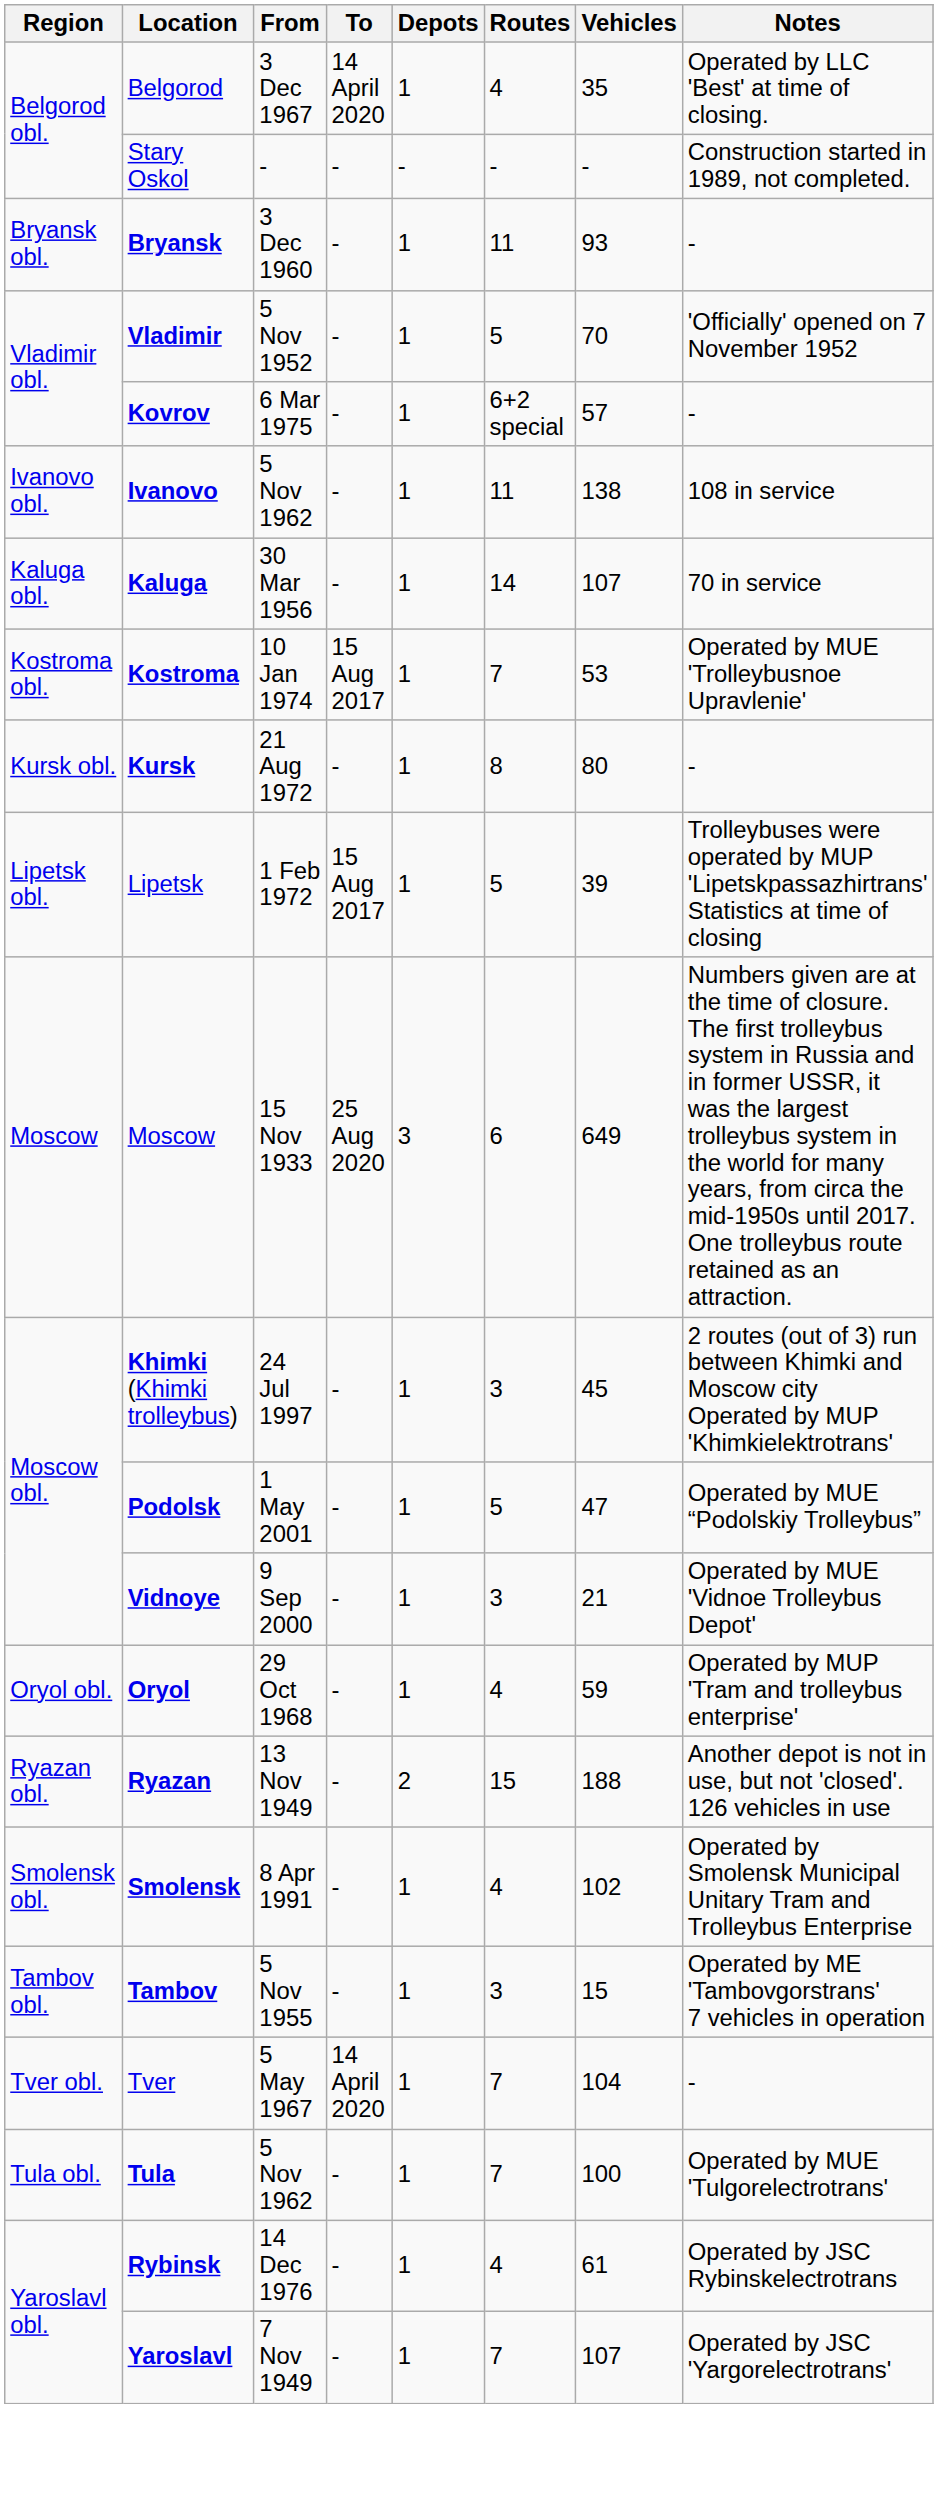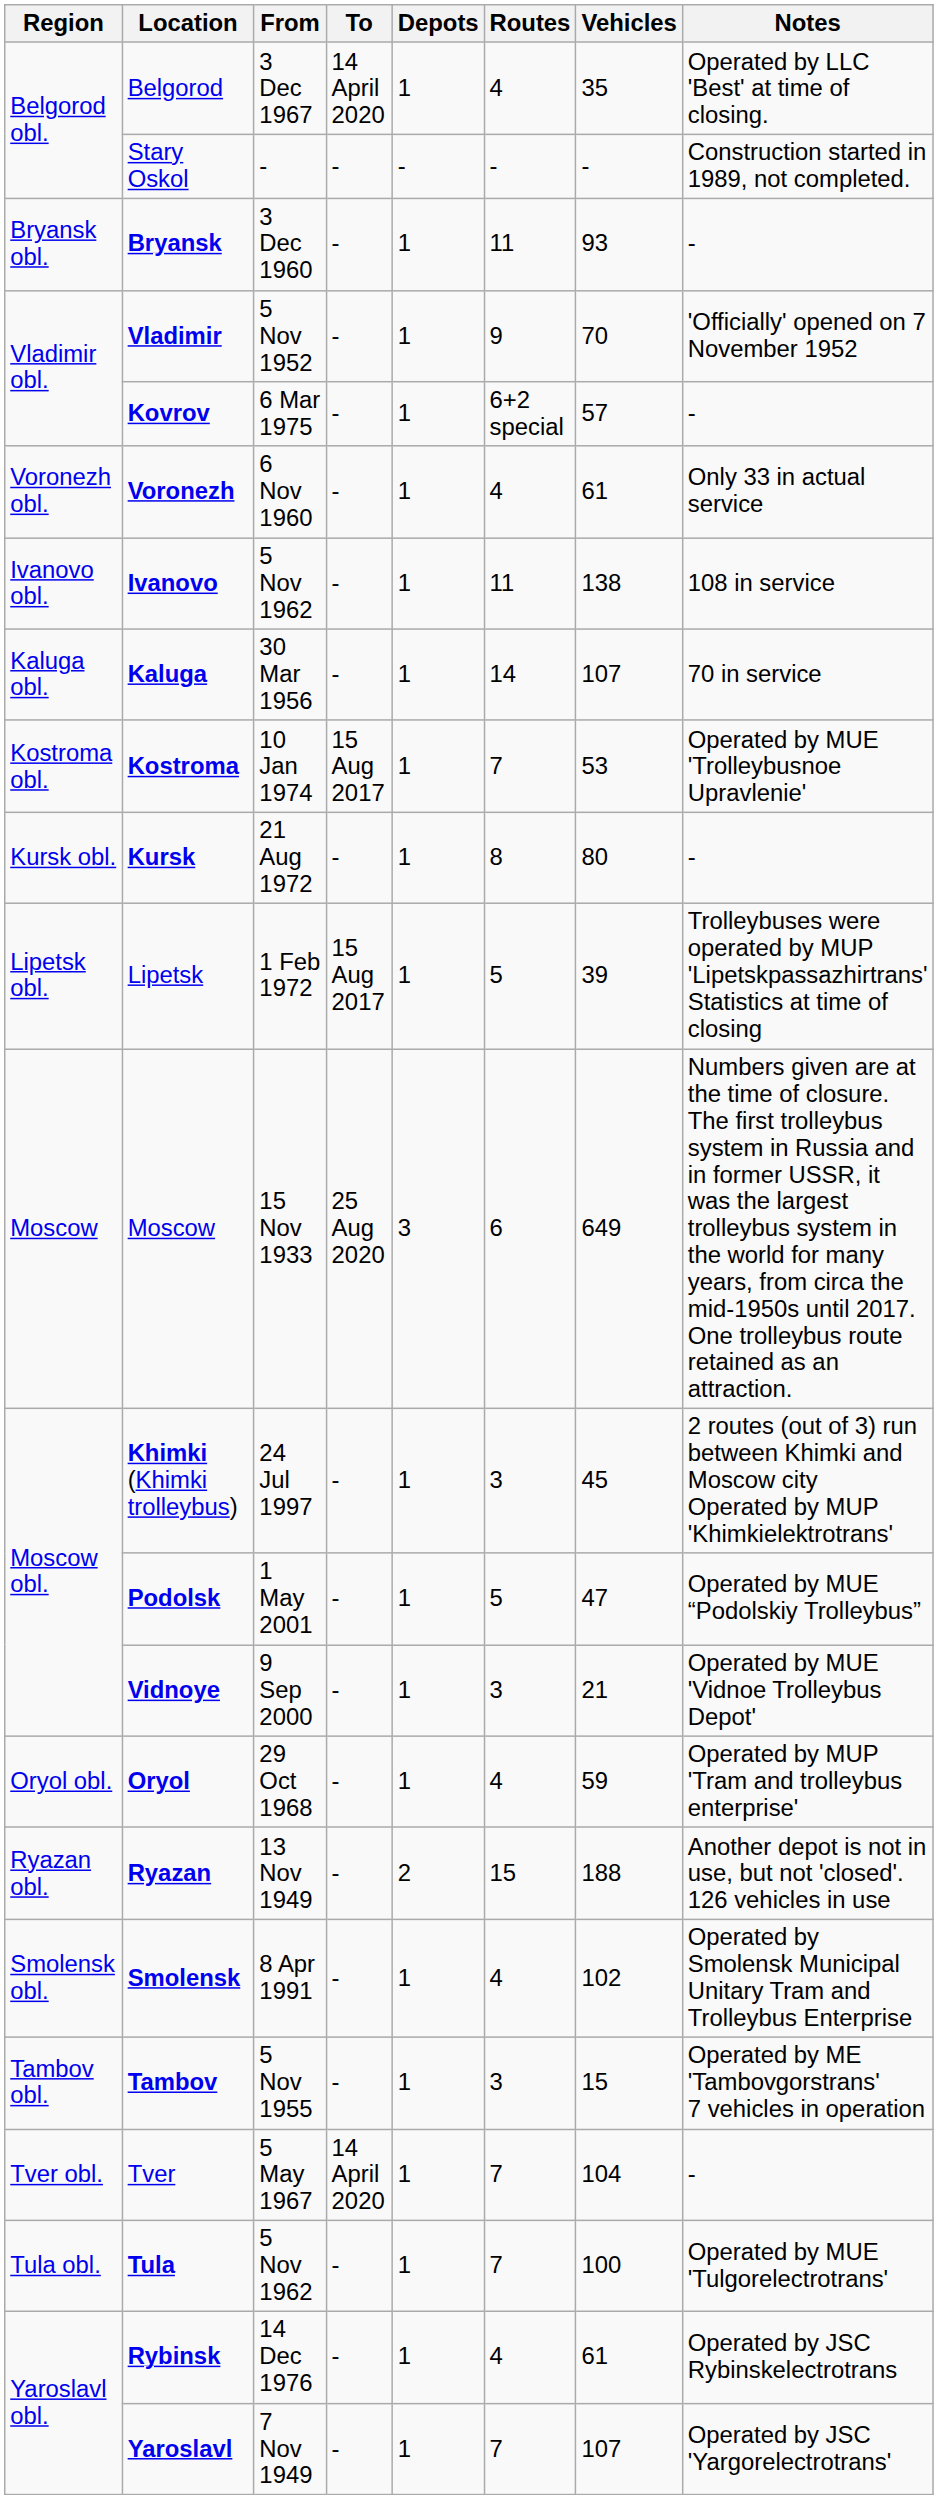(496, 335) 5 -> (496, 335) 9
+ row: (181, 491)
